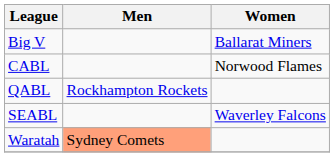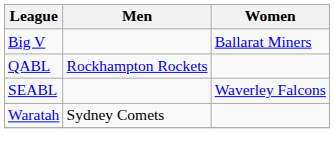- row: (29, 66)
(115, 139) lightsalmon background -> (115, 115) no background
